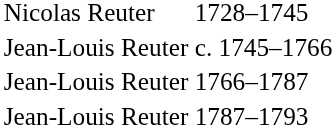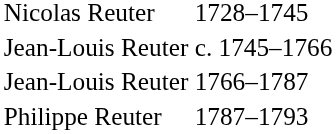(96, 116) Jean-Louis Reuter -> (83, 116) Philippe Reuter
